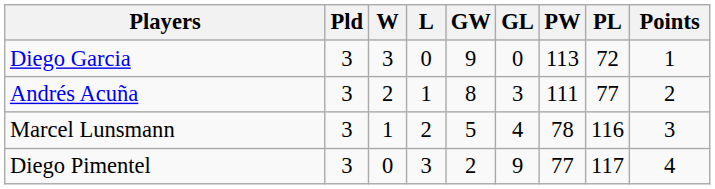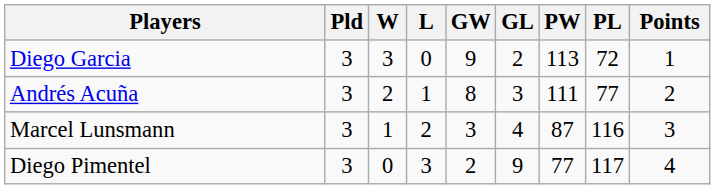(518, 58) 0 -> (518, 58) 2
(471, 129) 5 -> (471, 129) 3
(562, 129) 78 -> (562, 129) 87
